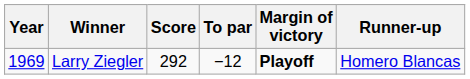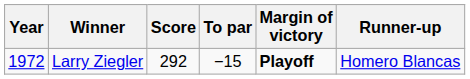(26, 62) 1969 -> (26, 62) 1972
(228, 62) −12 -> (228, 62) −15
